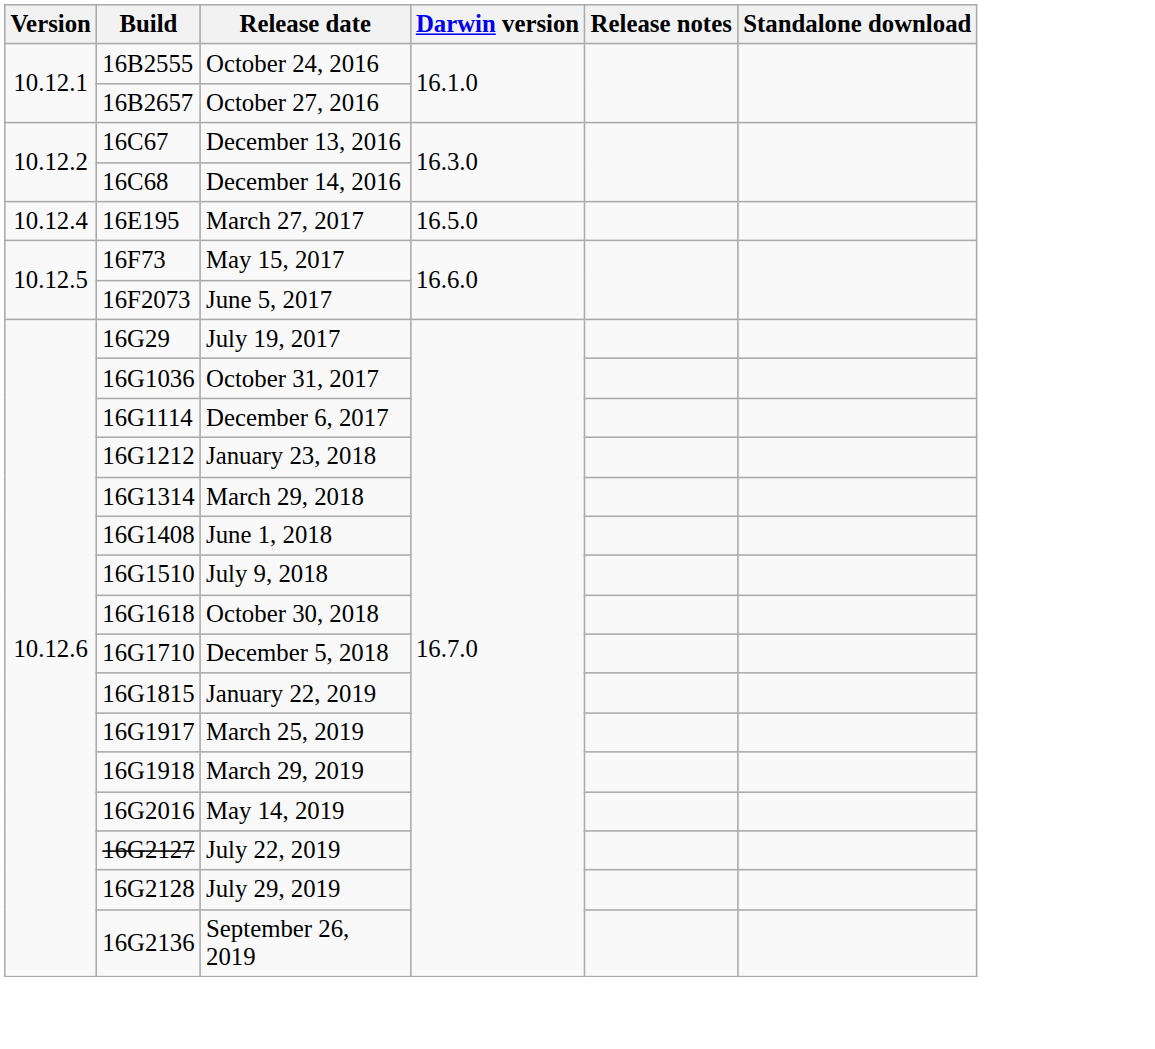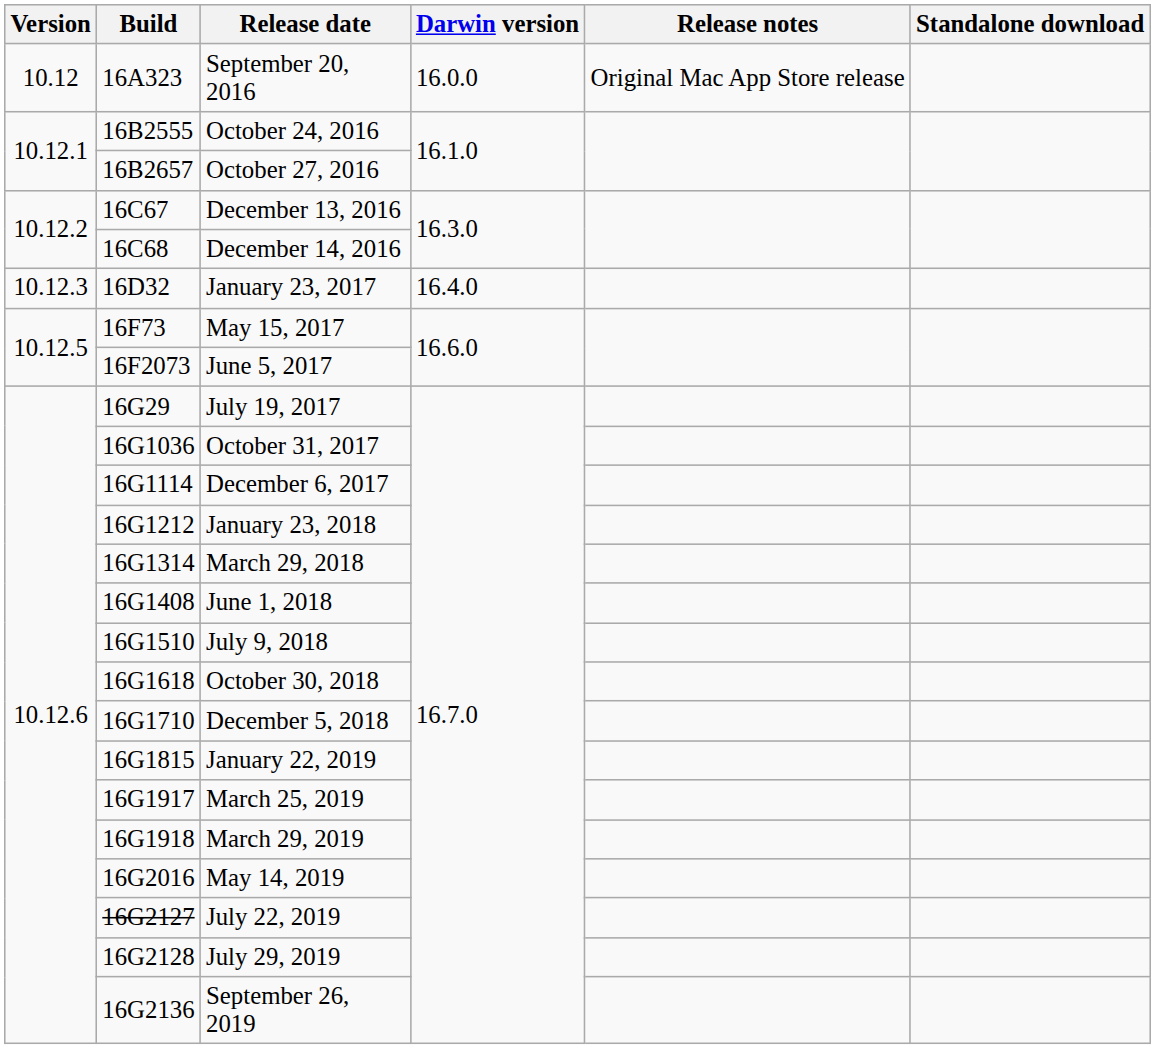+ row: (278, 77)
+ row: (291, 288)
- row: (285, 220)
